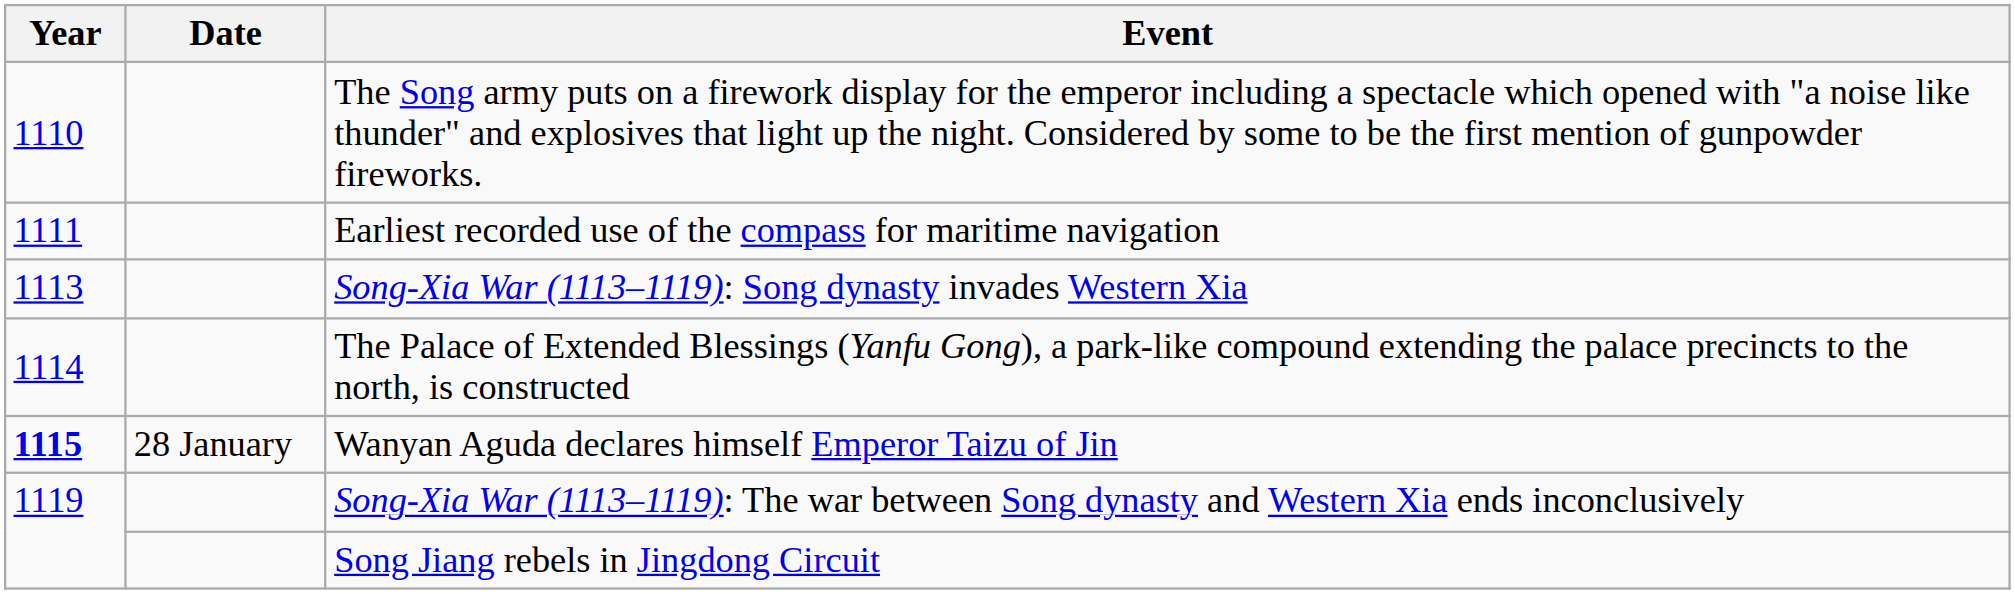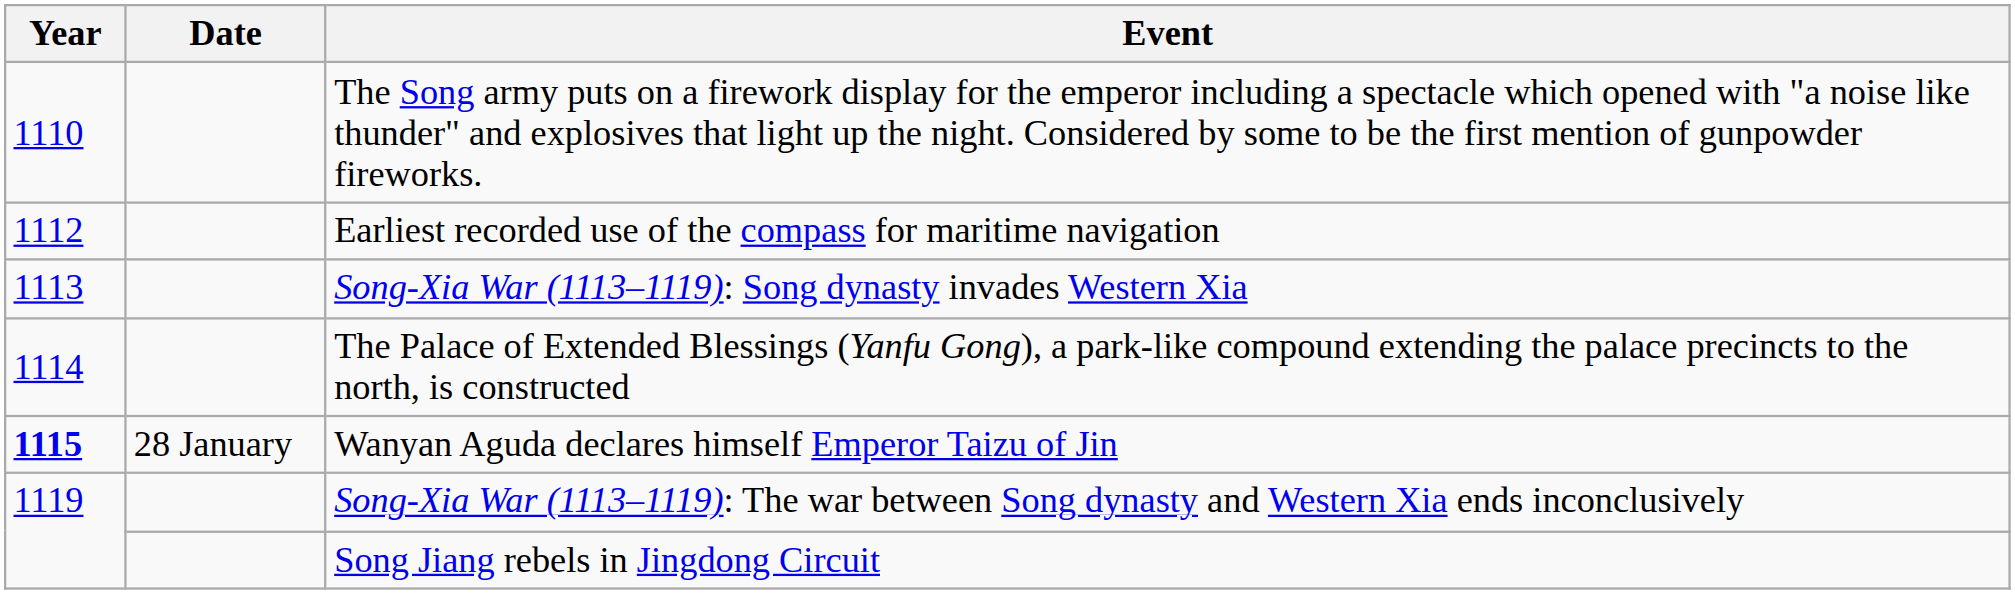(48, 230) 1111 -> (48, 230) 1112
